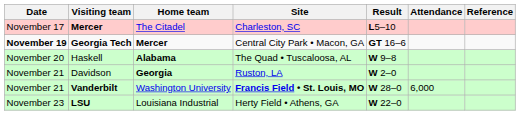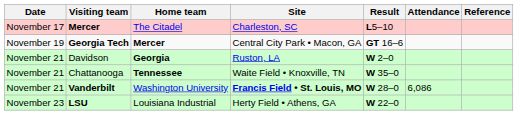(37, 42) bold -> (35, 42) normal
- row: (87, 58)
+ row: (96, 73)
(422, 88) 6,000 -> (420, 88) 6,086
